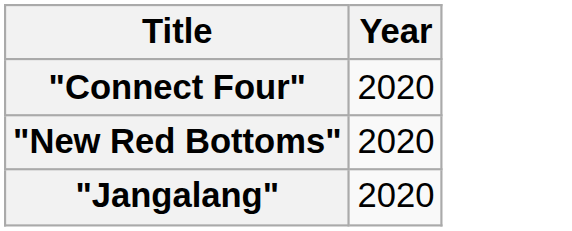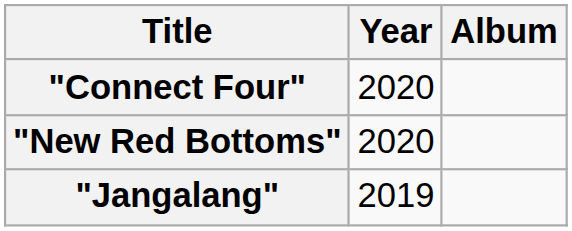+ column: (504, 31)
(396, 196) 2020 -> (396, 196) 2019
